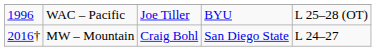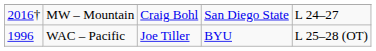rows swapped: (86, 14) <-> (90, 35)
